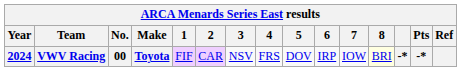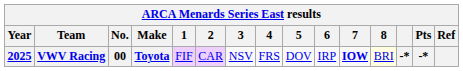(19, 56) 2024 -> (19, 56) 2025
(354, 56) normal -> (355, 56) bold
